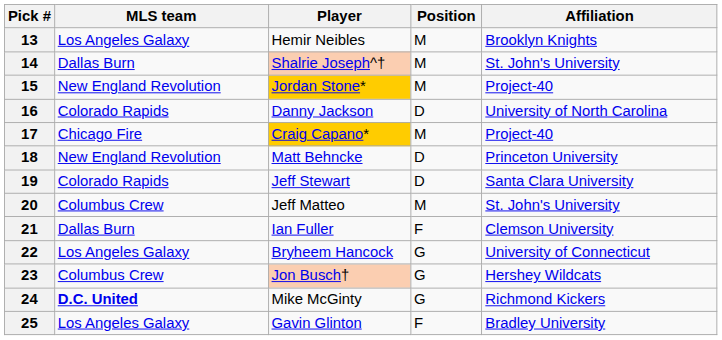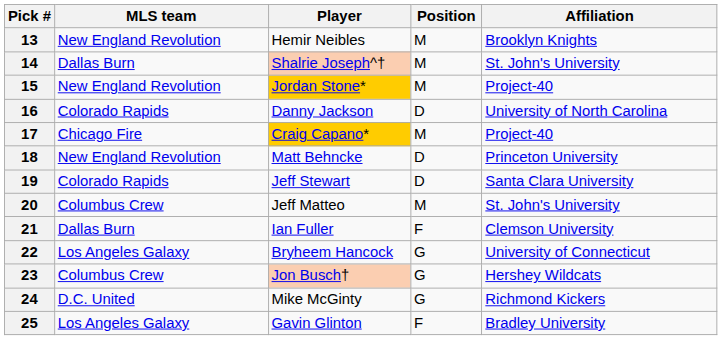(124, 39) Los Angeles Galaxy -> (139, 39) New England Revolution
(98, 299) bold -> (96, 299) normal
